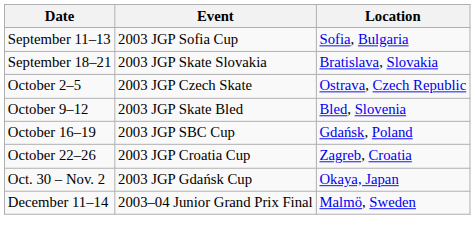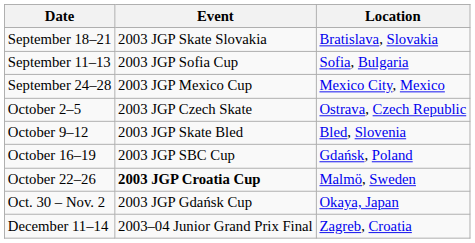rows swapped: (59, 39) <-> (60, 62)
+ row: (60, 86)
(184, 156) normal -> (189, 179) bold
(366, 156) Zagreb, Croatia -> (368, 179) Malmö, Sweden
(368, 202) Malmö, Sweden -> (366, 226) Zagreb, Croatia
